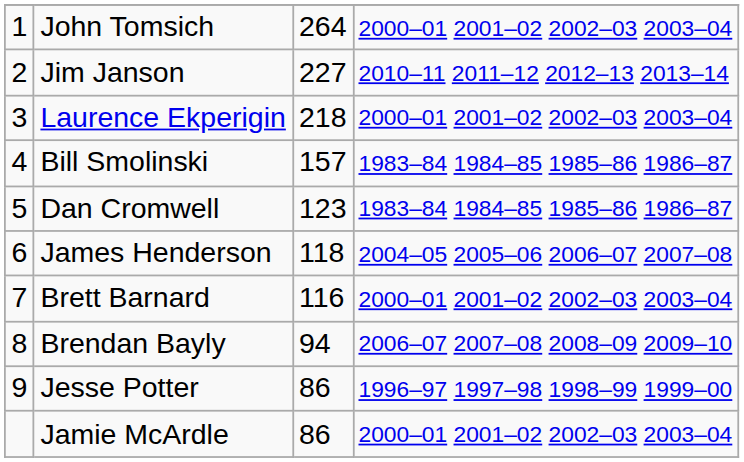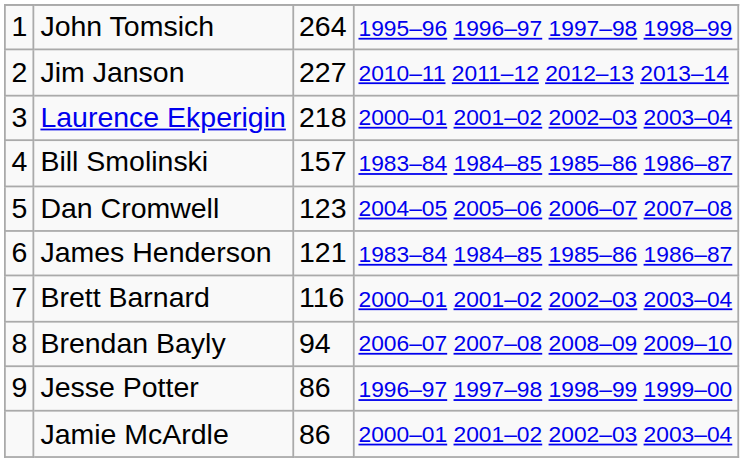(545, 27) 2000–01 2001–02 2002–03 2003–04 -> (545, 27) 1995–96 1996–97 1997–98 1998–99
(545, 208) 1983–84 1984–85 1985–86 1986–87 -> (545, 208) 2004–05 2005–06 2006–07 2007–08
(322, 252) 118 -> (323, 252) 121
(545, 253) 2004–05 2005–06 2006–07 2007–08 -> (545, 253) 1983–84 1984–85 1985–86 1986–87
